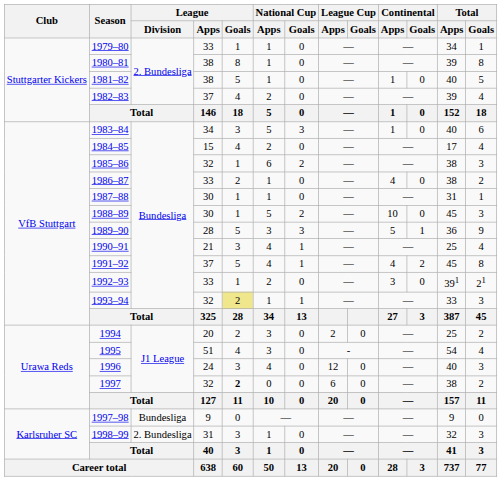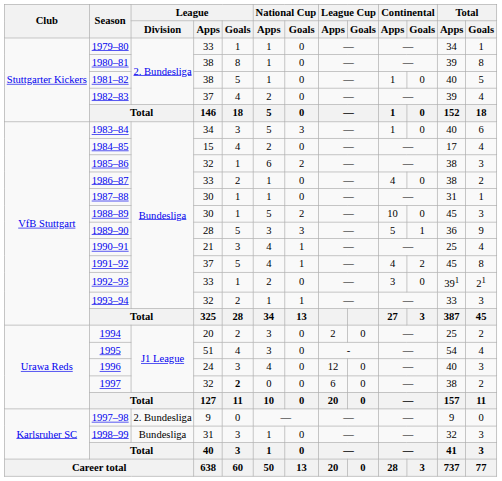(238, 300) khaki background -> (238, 300) no background
(163, 417) Bundesliga -> (163, 417) 2. Bundesliga
(163, 434) 2. Bundesliga -> (163, 434) Bundesliga
